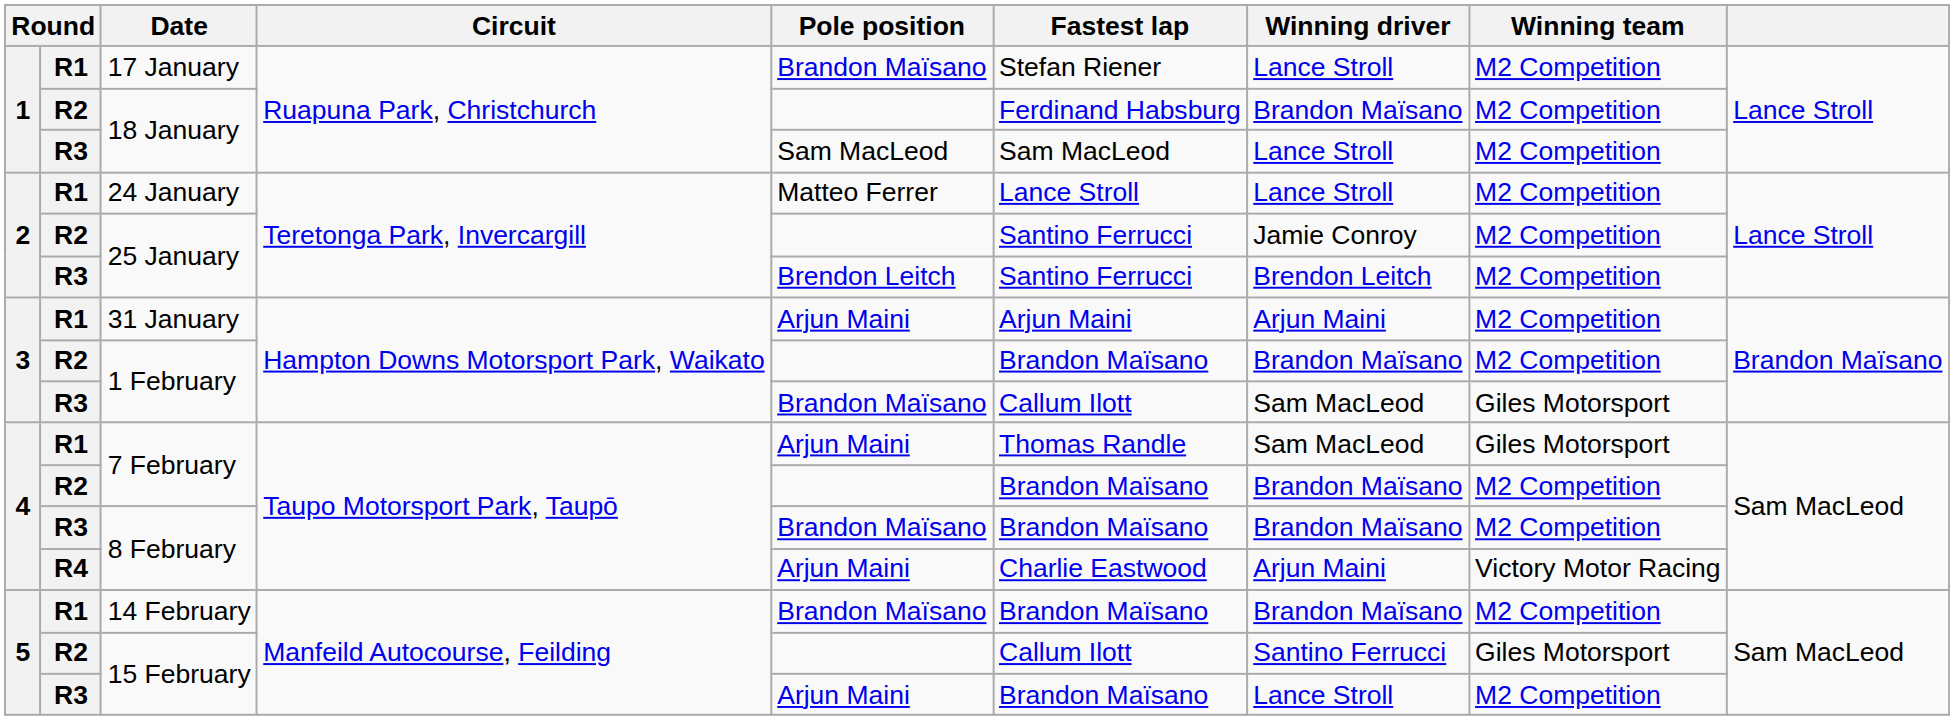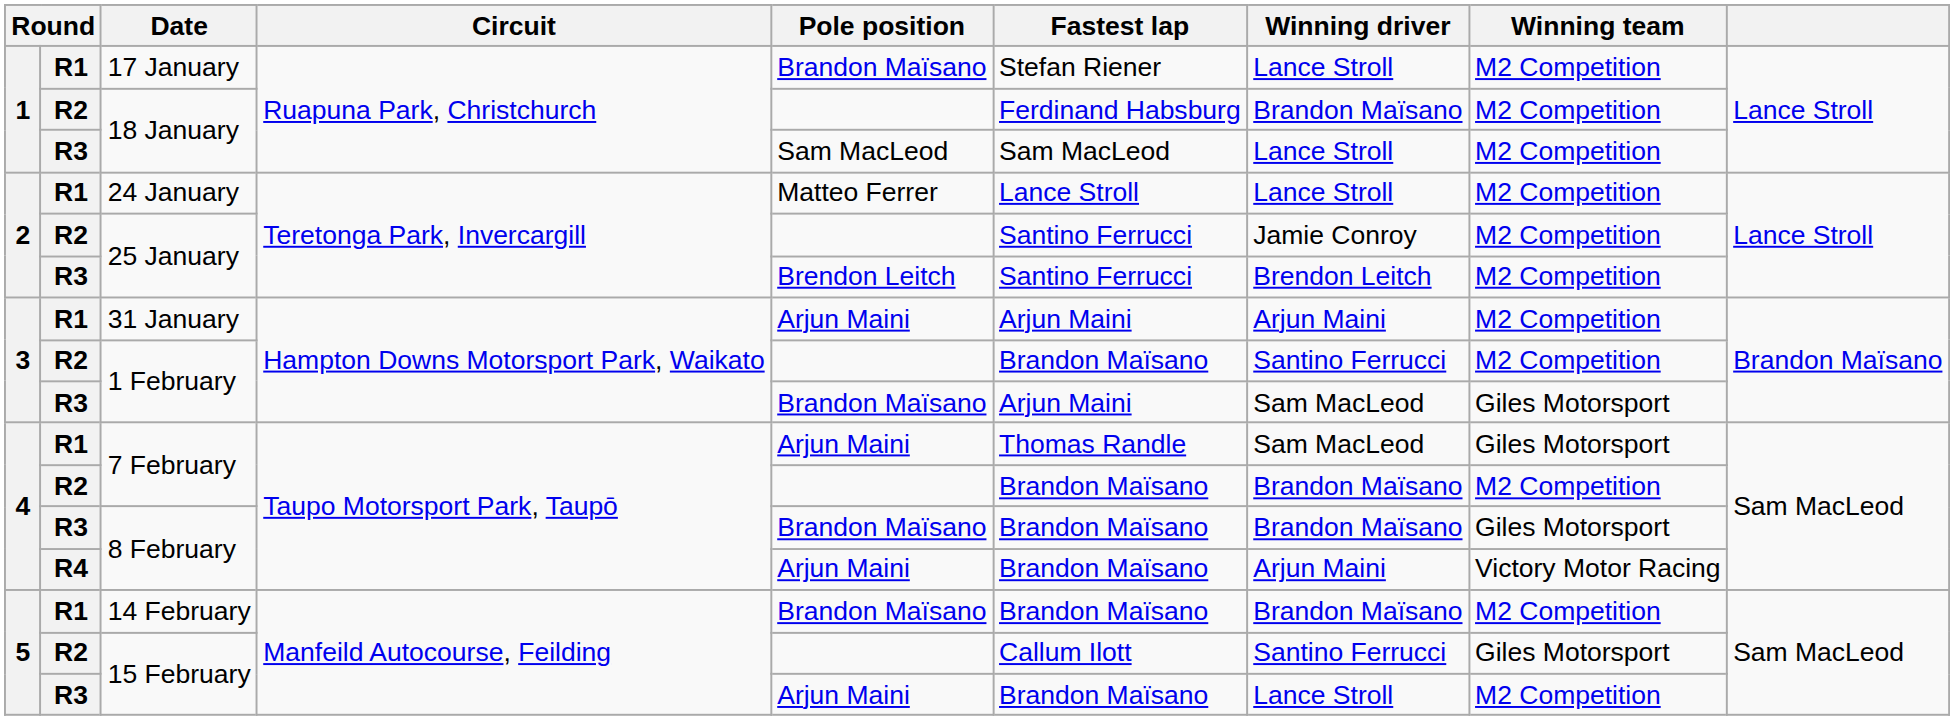(1358, 360) Brandon Maïsano -> (1350, 360) Santino Ferrucci
(1065, 402) Callum Ilott -> (1065, 402) Arjun Maini
(1568, 527) M2 Competition -> (1572, 527) Giles Motorsport
(1103, 569) Charlie Eastwood -> (1104, 569) Brandon Maïsano
